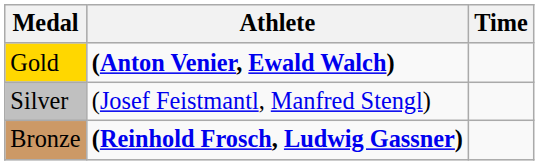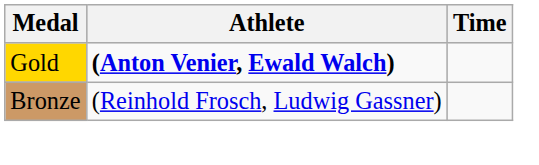- row: (39, 100)
(277, 139) bold -> (267, 100) normal
